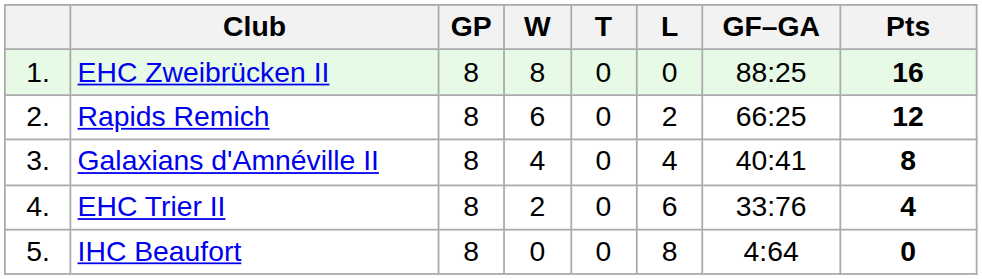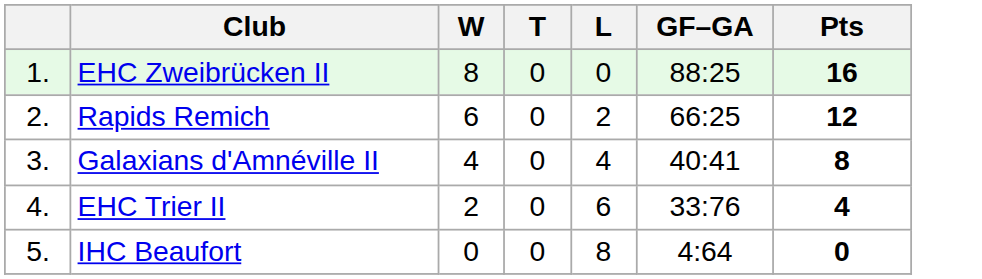- column: (471, 26)
